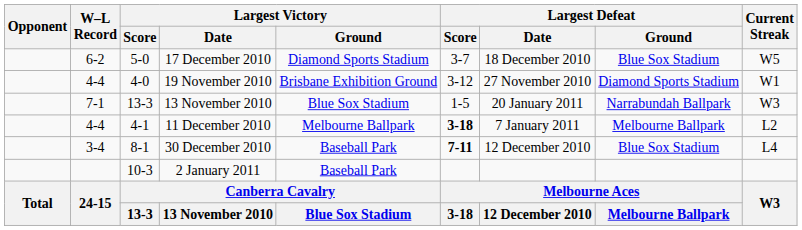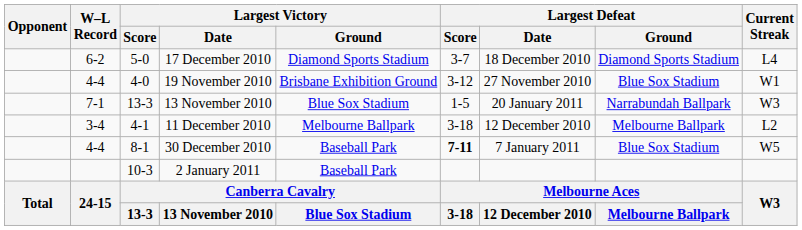(669, 59) Blue Sox Stadium -> (669, 59) Diamond Sports Stadium
(770, 59) W5 -> (770, 59) L4
(669, 81) Diamond Sports Stadium -> (669, 81) Blue Sox Stadium
(95, 125) 4-4 -> (95, 125) 3-4
(460, 125) bold -> (460, 125) normal
(537, 125) 7 January 2011 -> (537, 125) 12 December 2010
(95, 147) 3-4 -> (95, 147) 4-4
(537, 147) 12 December 2010 -> (537, 147) 7 January 2011
(770, 147) L4 -> (770, 147) W5
